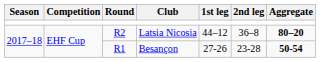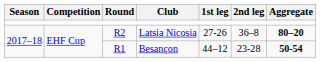(215, 33) 44–12 -> (215, 33) 27-26
(215, 49) 27-26 -> (215, 49) 44–12
